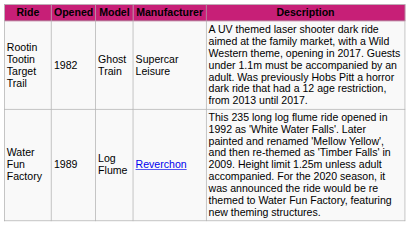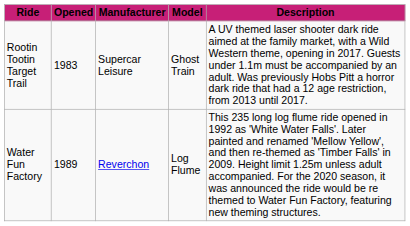columns swapped: (170, 12) <-> (114, 12)
(66, 65) 1982 -> (66, 65) 1983
